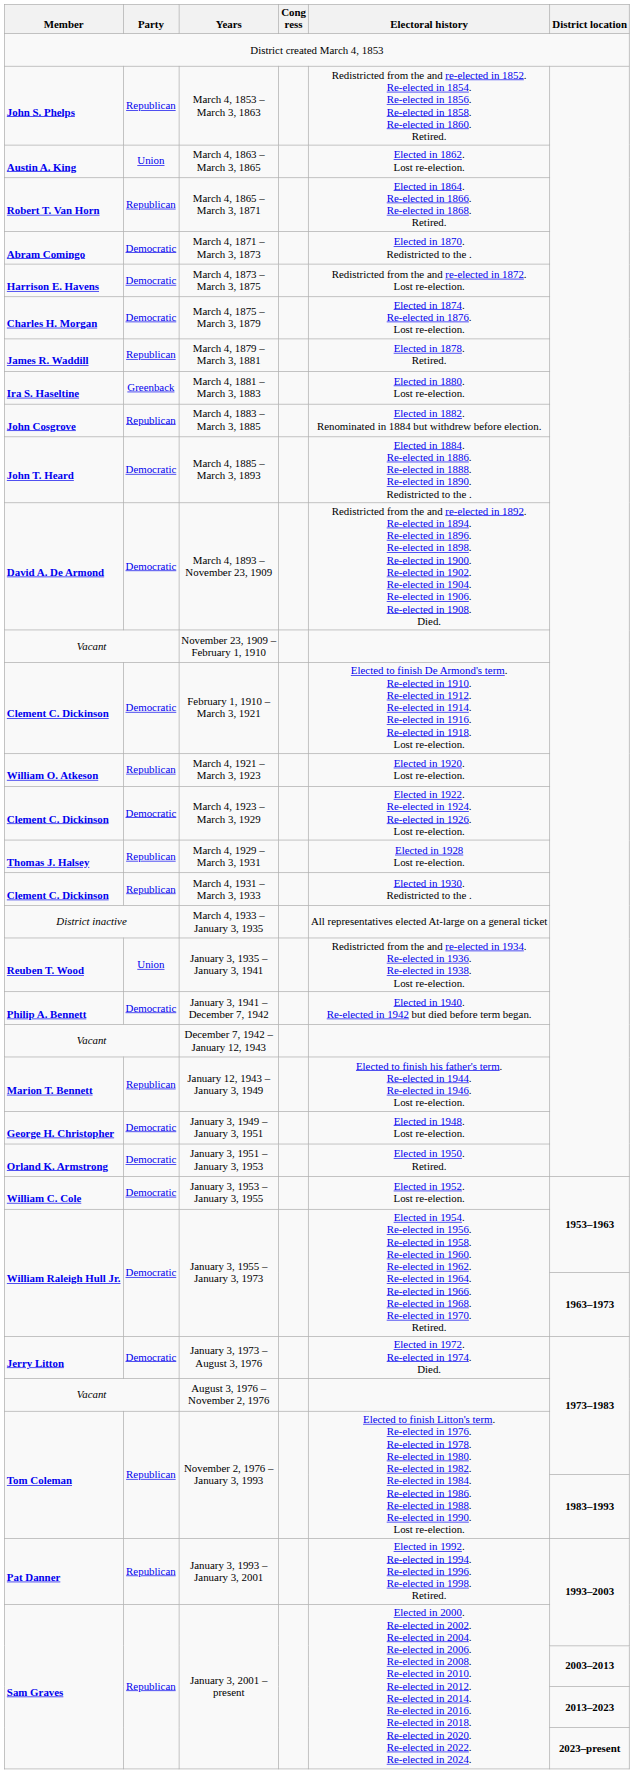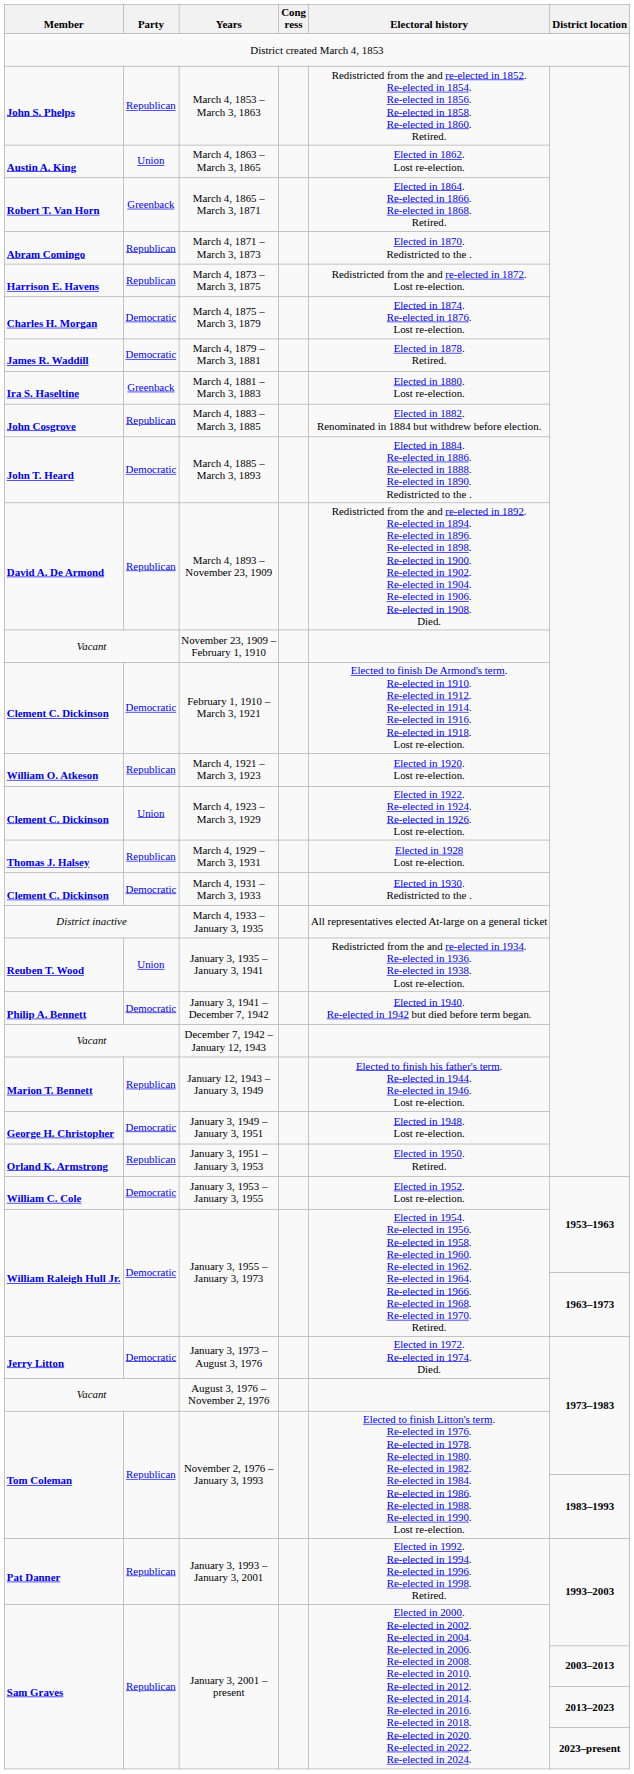(151, 204) Republican -> (151, 204) Greenback
(151, 248) Democratic -> (151, 248) Republican
(151, 280) Democratic -> (151, 280) Republican
(151, 355) Republican -> (151, 355) Democratic
(151, 566) Democratic -> (151, 566) Republican
(151, 813) Democratic -> (151, 813) Union
(151, 889) Republican -> (151, 889) Democratic
(151, 1160) Democratic -> (151, 1160) Republican
